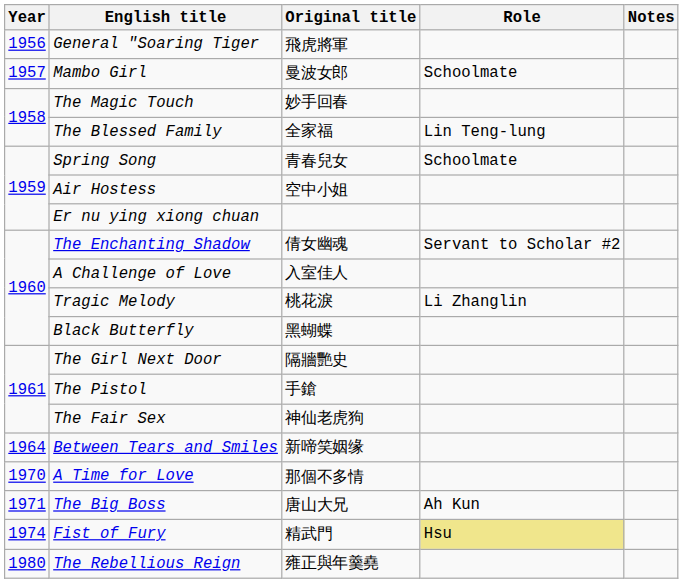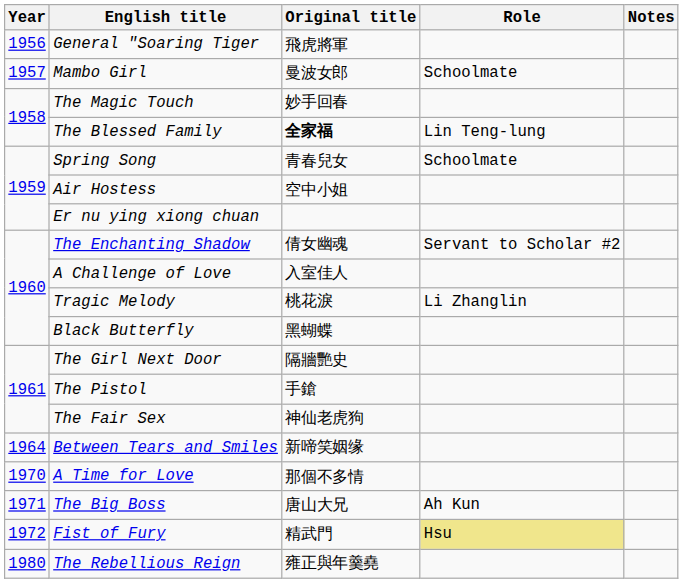(309, 132) normal -> (309, 132) bold
(27, 534) 1974 -> (27, 534) 1972
